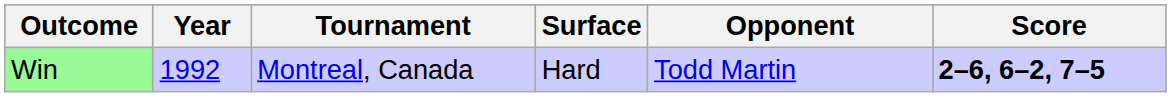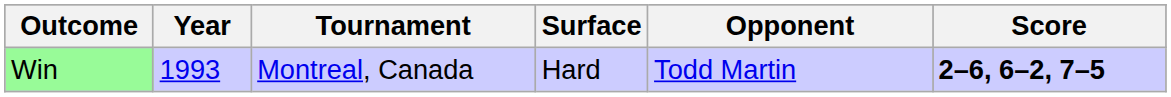(190, 69) 1992 -> (190, 69) 1993
